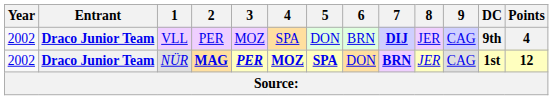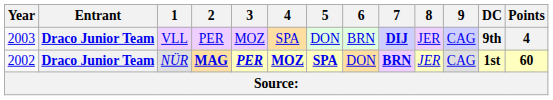(21, 38) 2002 -> (21, 38) 2003
(527, 61) 12 -> (527, 61) 60
